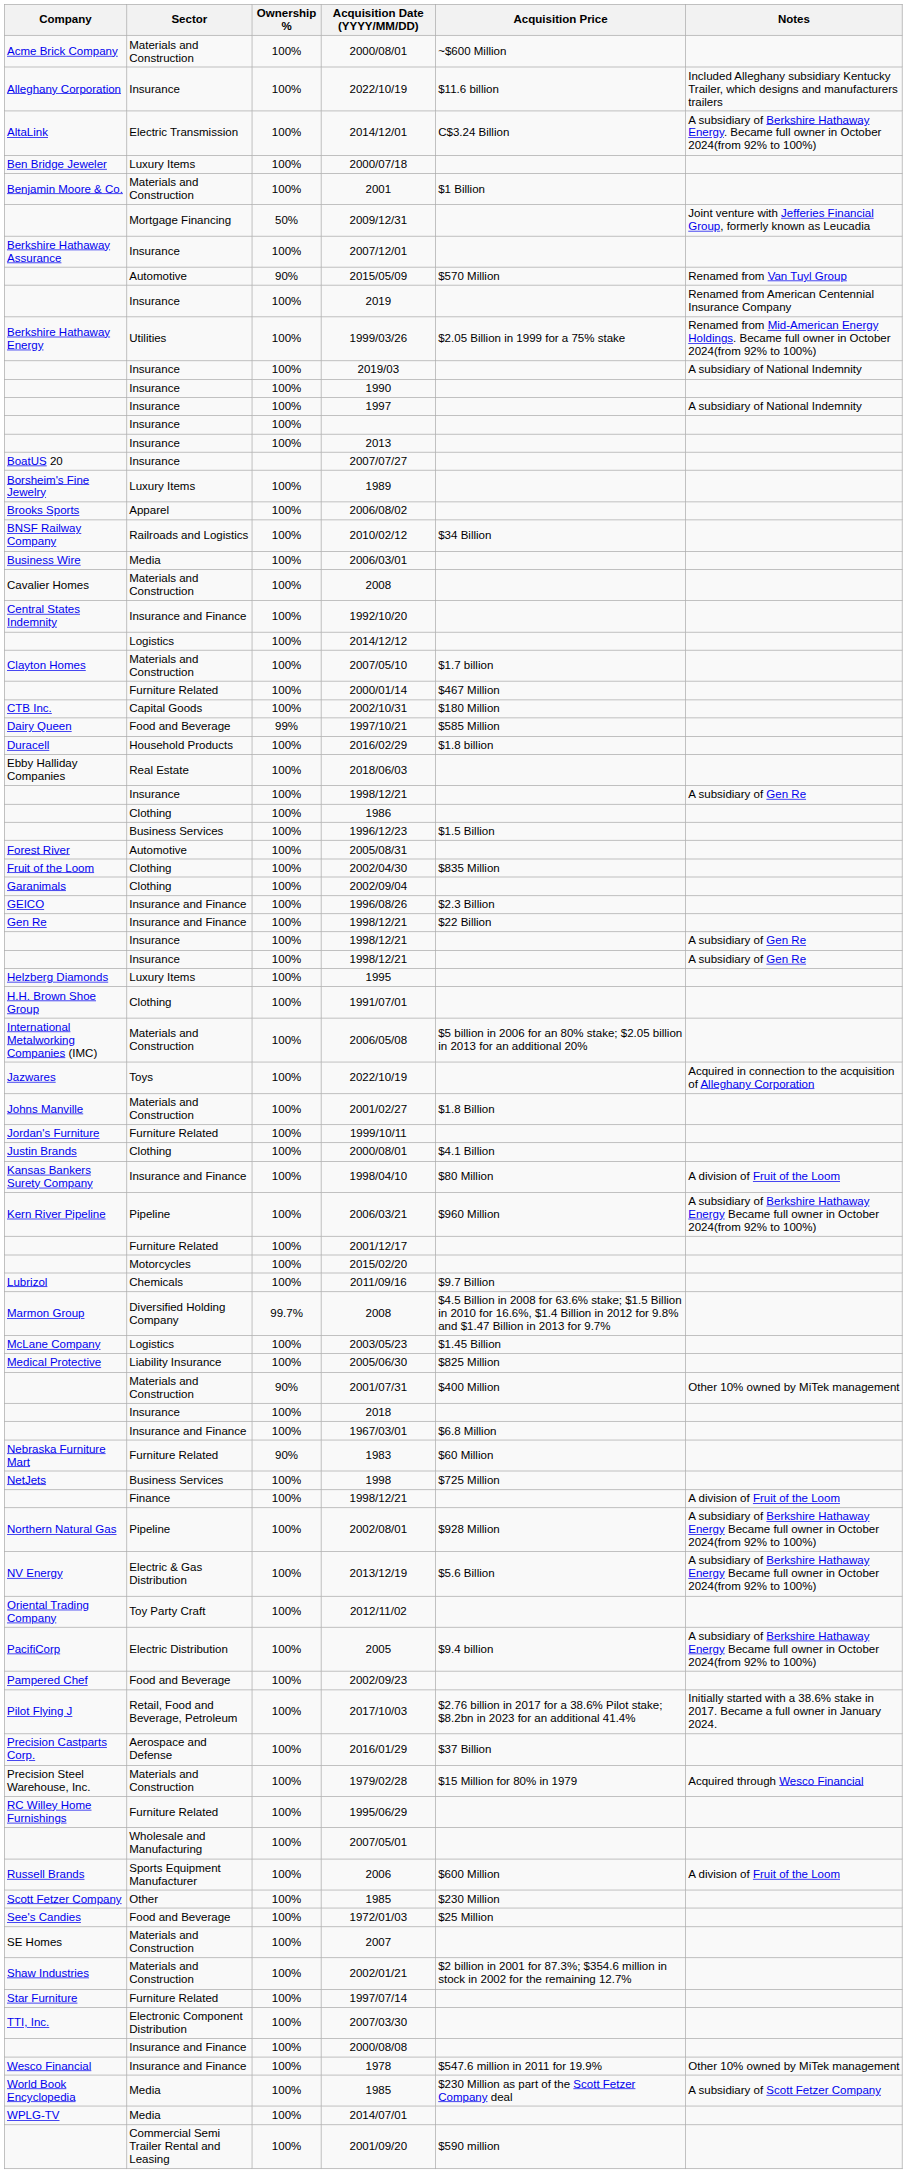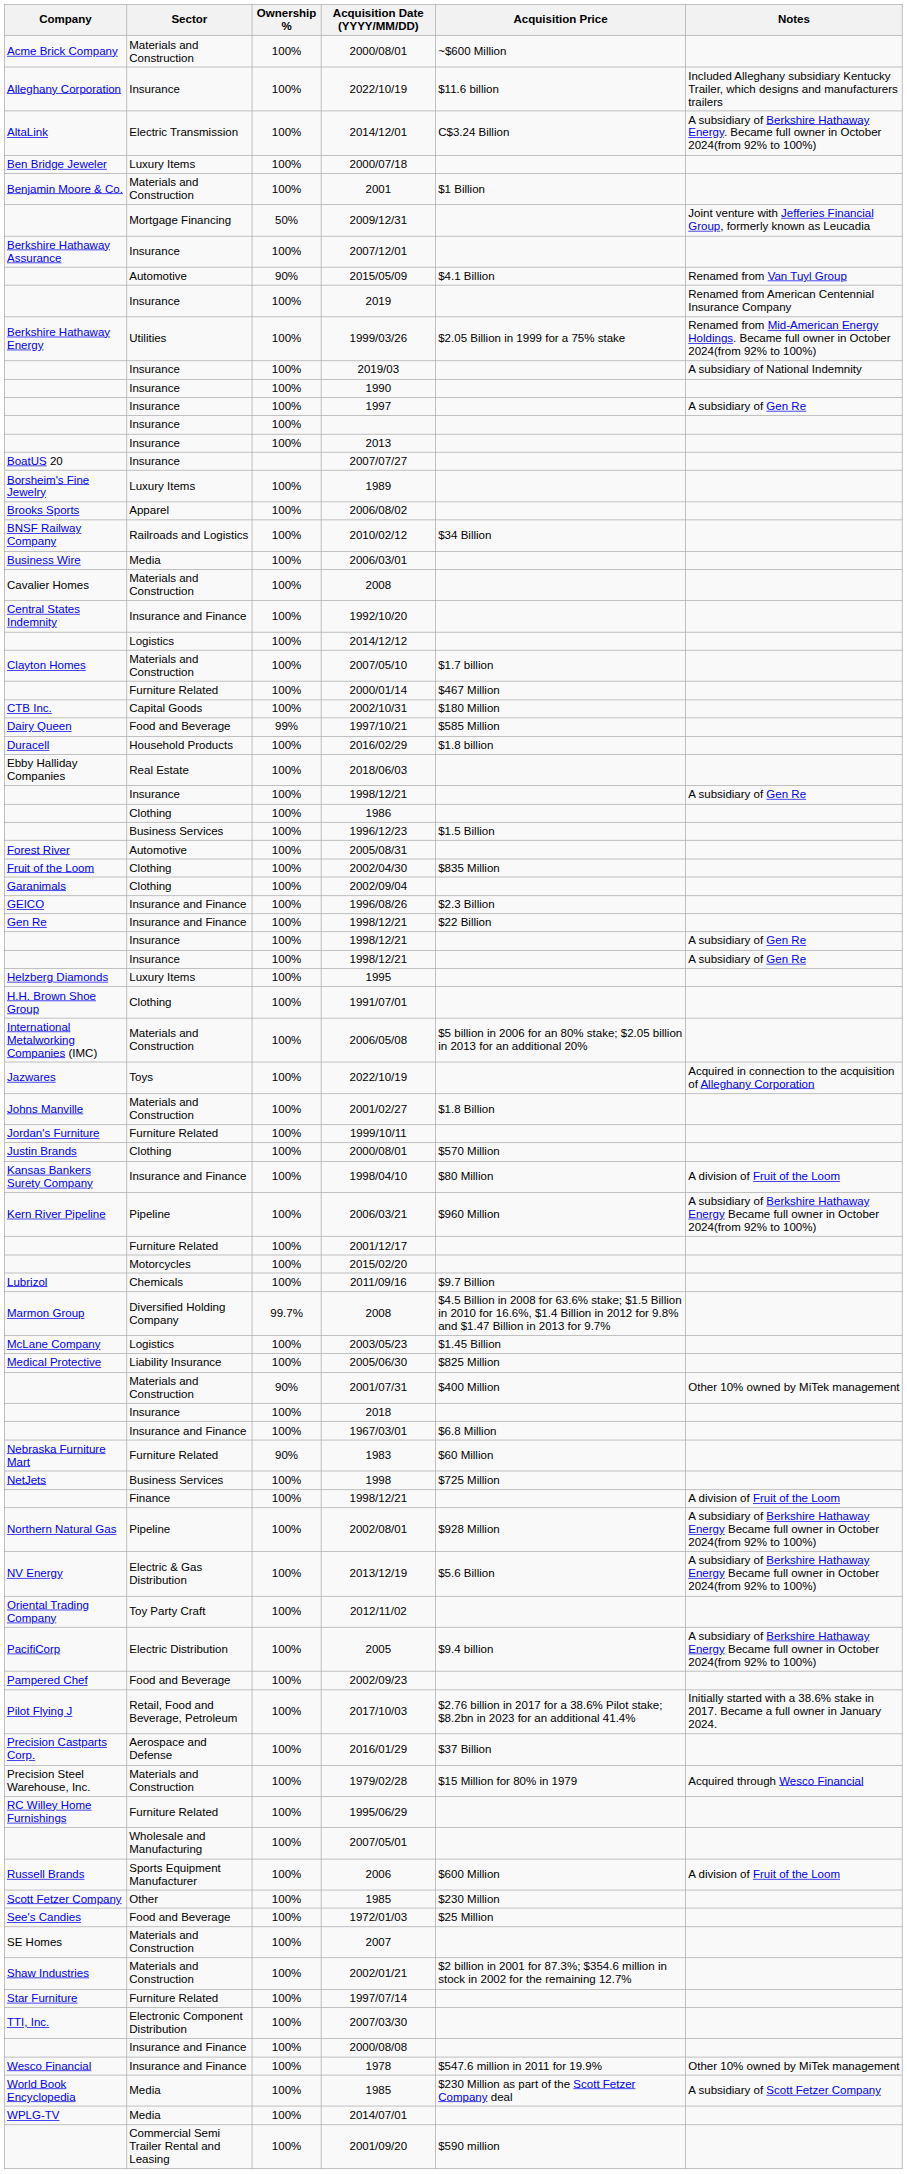(469, 276) $570 Million -> (466, 276) $4.1 Billion
(775, 406) A subsidiary of National Indemnity -> (747, 406) A subsidiary of Gen Re
(466, 1152) $4.1 Billion -> (469, 1152) $570 Million
